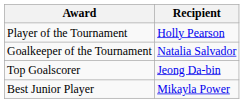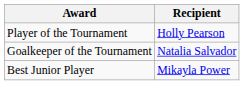- row: (44, 70)
